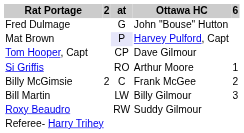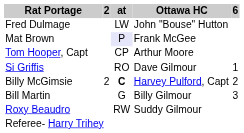(122, 25) G -> (122, 25) LW
(181, 39) Harvey Pulford, Capt -> (165, 39) Frank McGee
(165, 53) Dave Gilmour -> (164, 53) Arthur Moore
(164, 67) Arthur Moore -> (165, 67) Dave Gilmour
(122, 81) normal -> (122, 81) bold
(165, 81) Frank McGee -> (181, 81) Harvey Pulford, Capt
(122, 95) LW -> (122, 95) G
